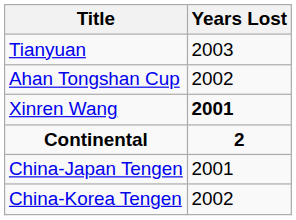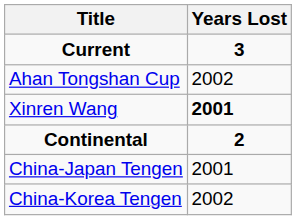+ row: (96, 49)
- row: (47, 49)
